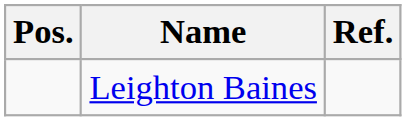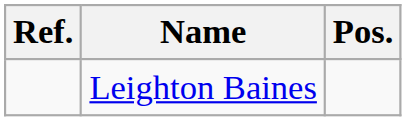columns swapped: (43, 31) <-> (363, 31)
